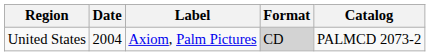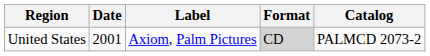(107, 39) 2004 -> (107, 39) 2001
